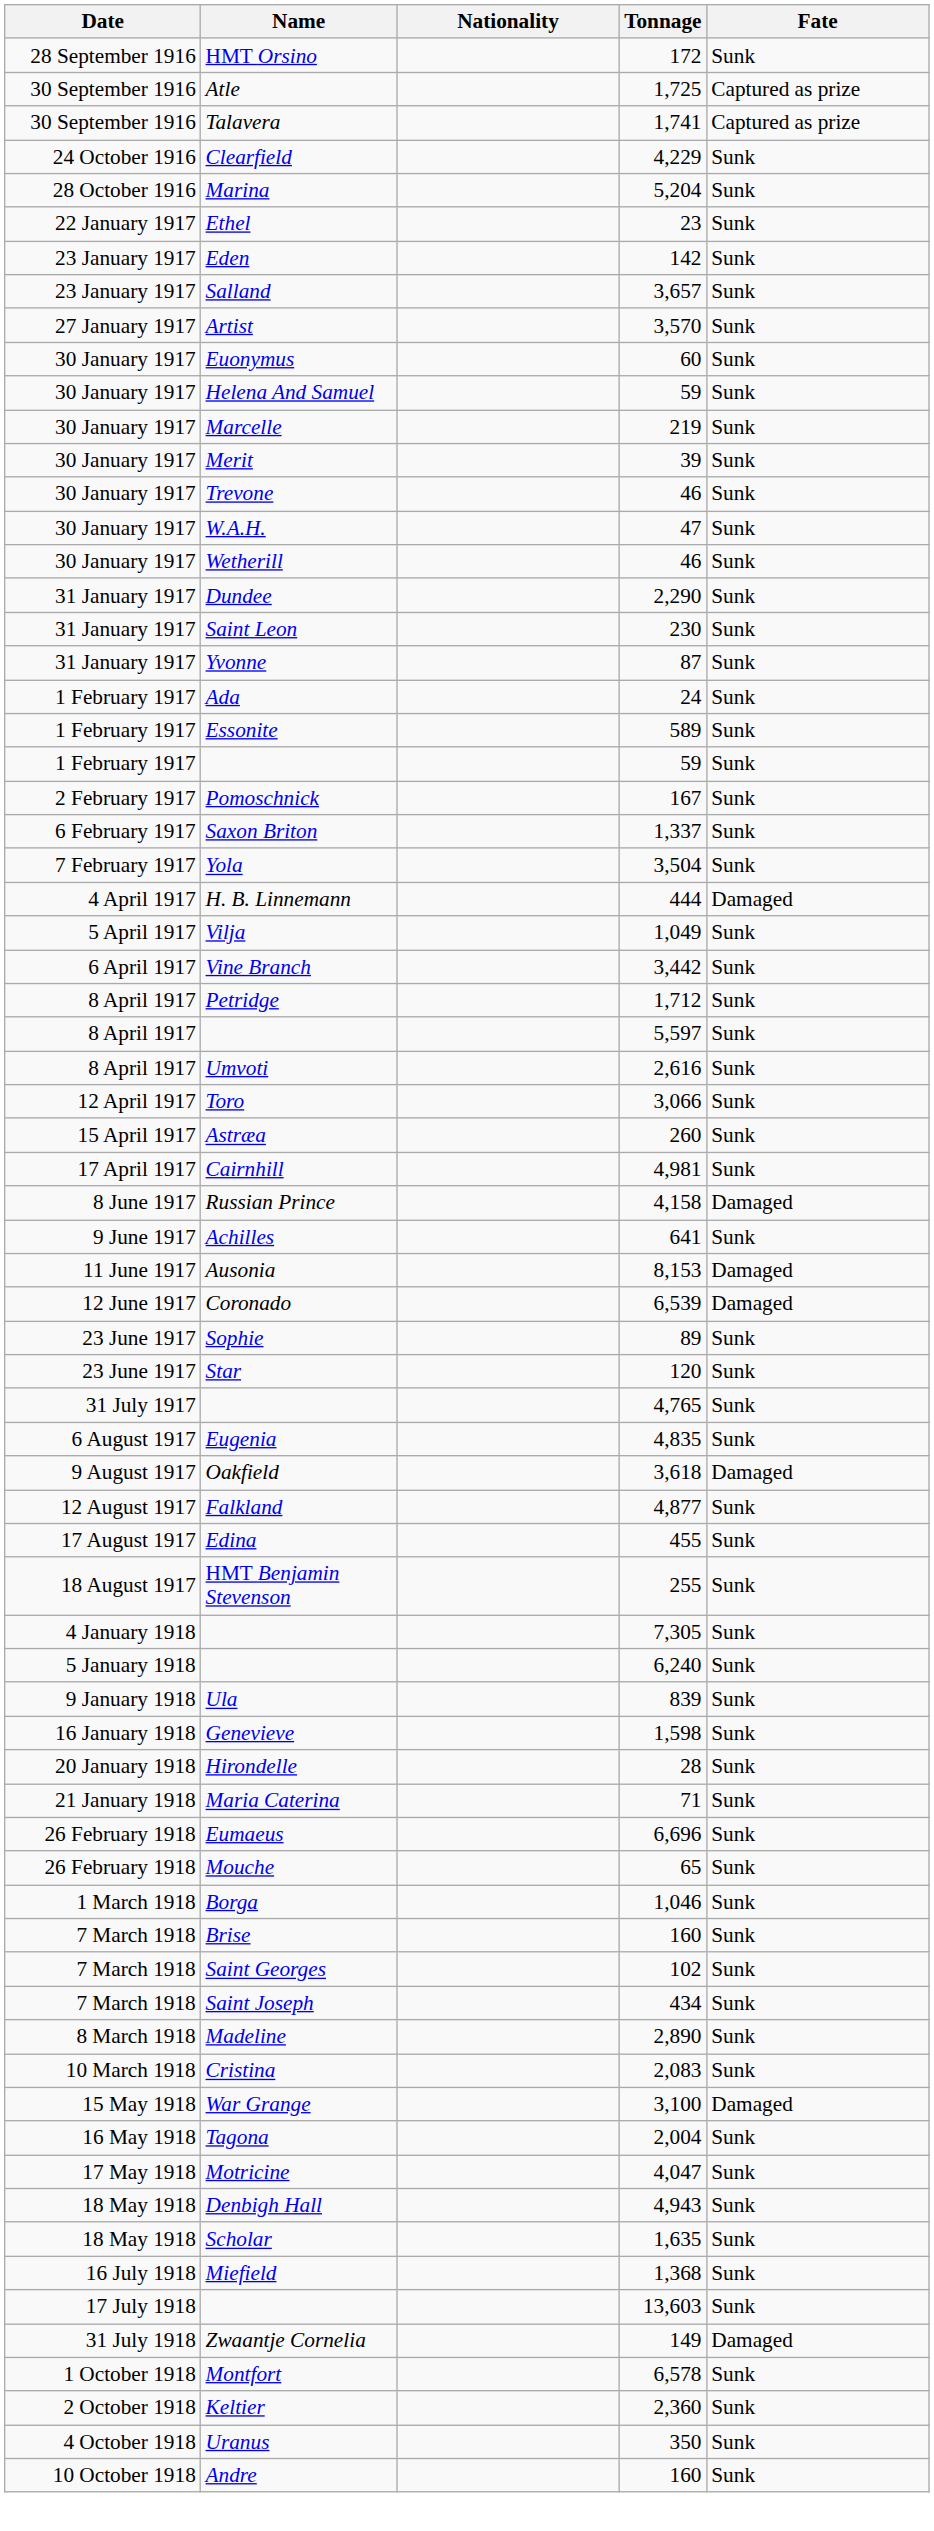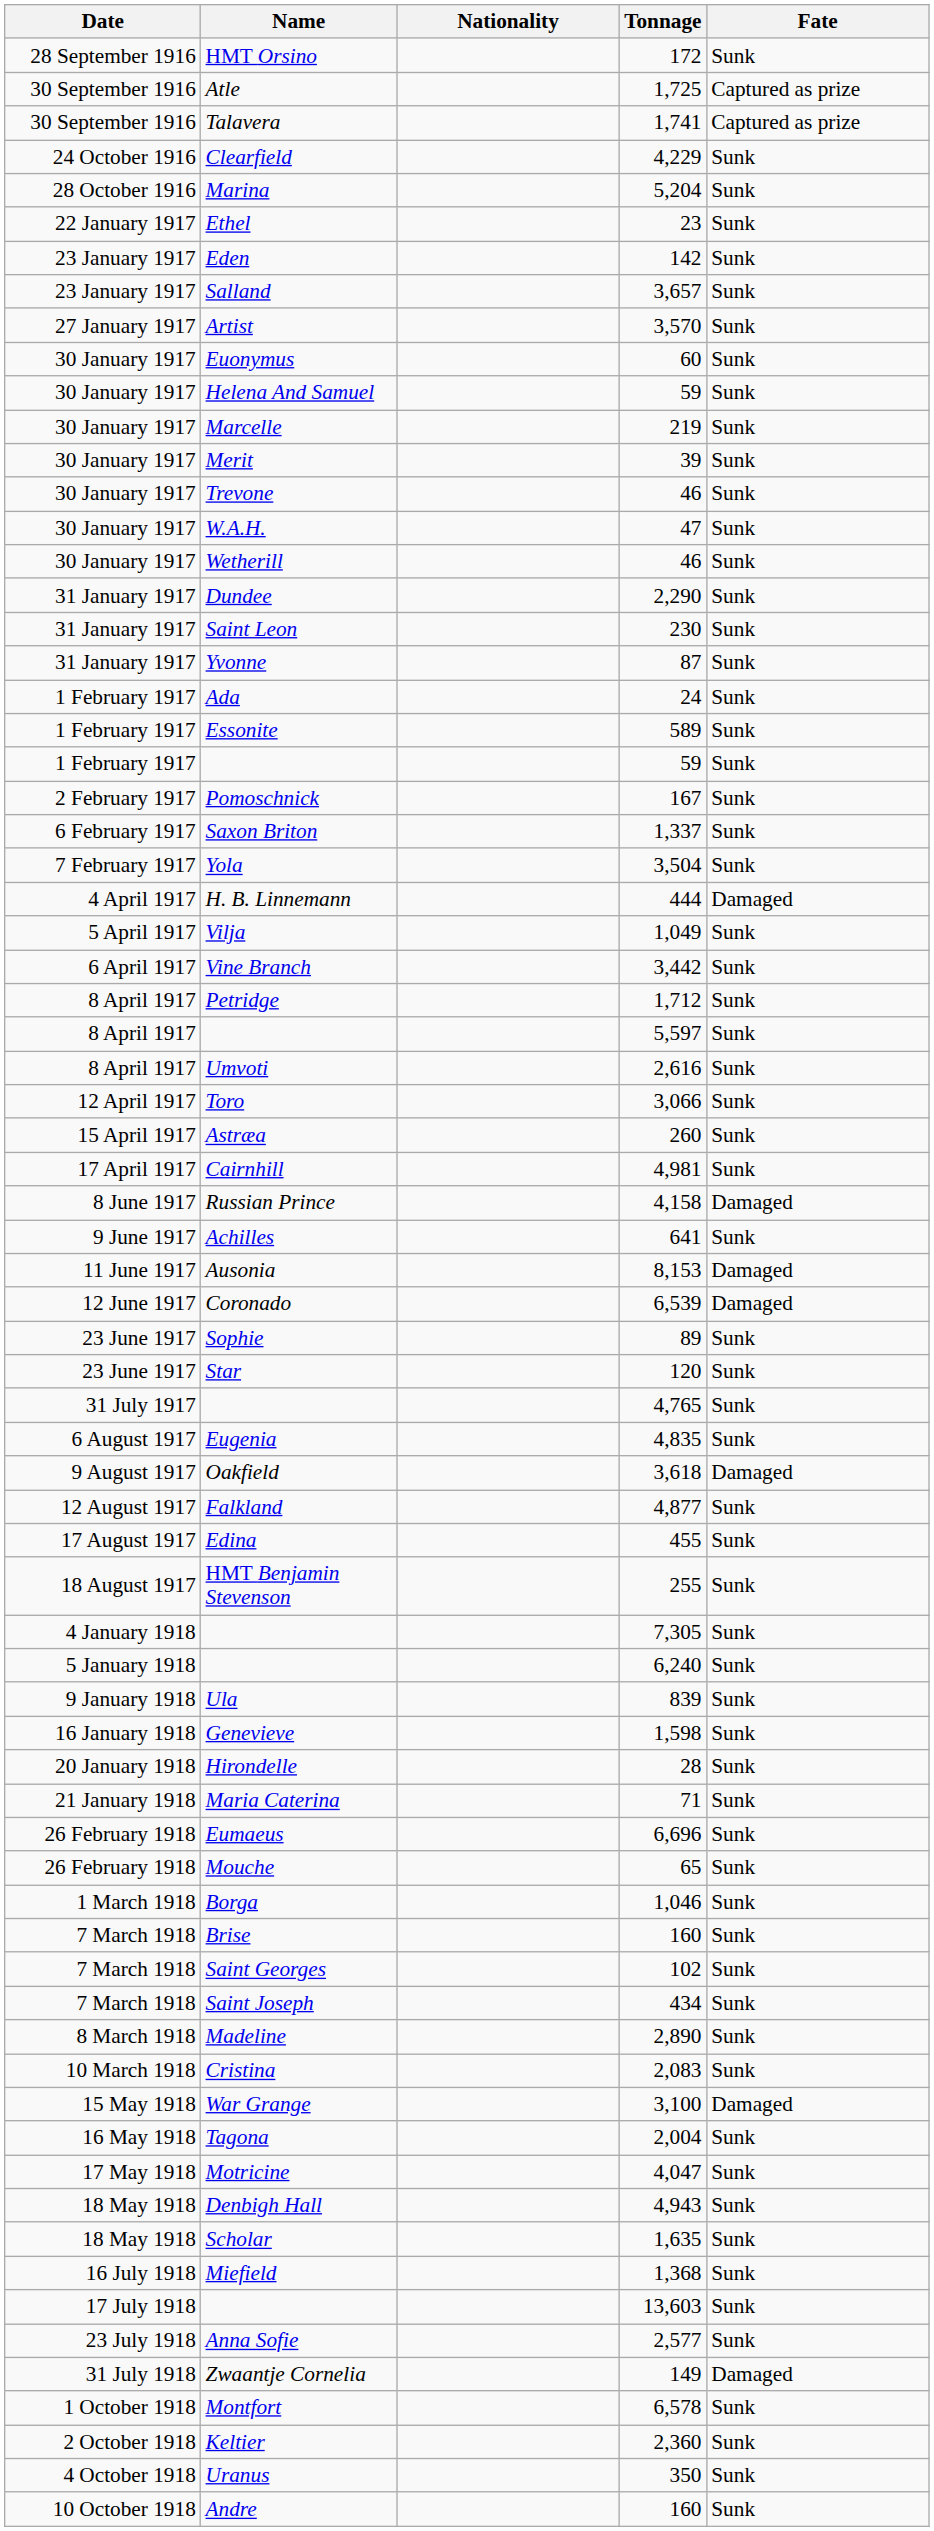+ row: (252, 2340)
